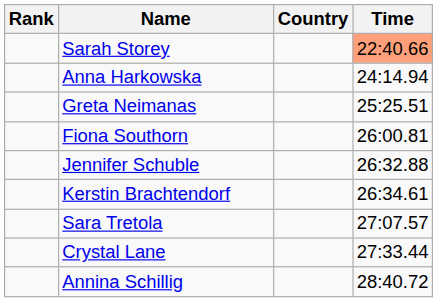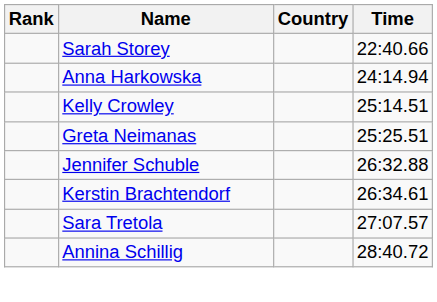(393, 48) lightsalmon background -> (393, 48) no background
+ row: (118, 106)
- row: (125, 135)
- row: (114, 252)
